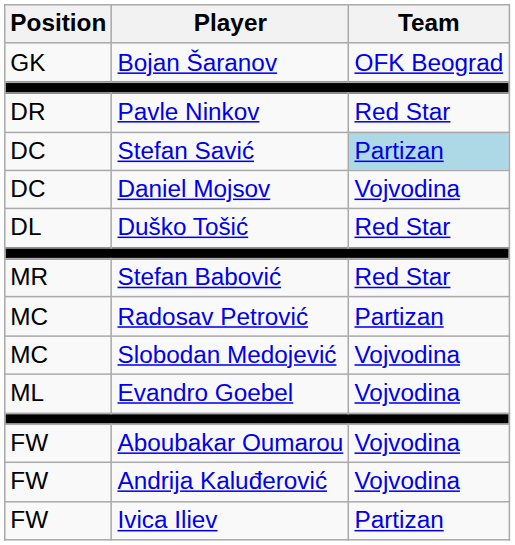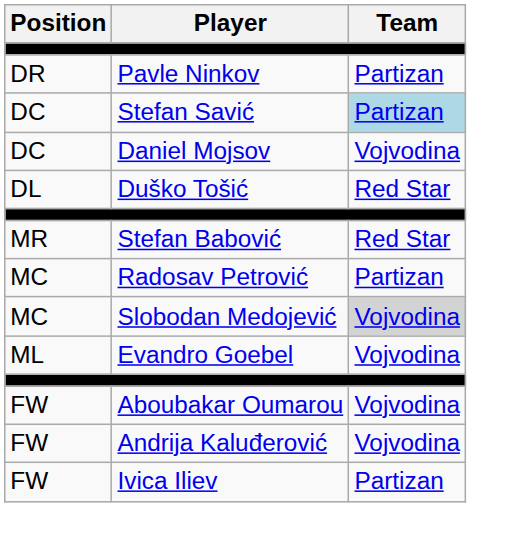- row: (28, 62)
(402, 112) Red Star -> (399, 73) Partizan
(407, 354) no background -> (407, 316) lightgrey background
